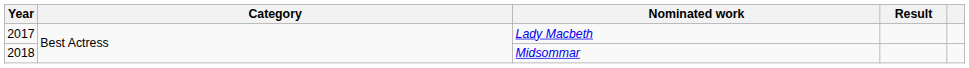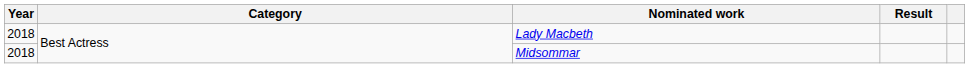(21, 33) 2017 -> (21, 33) 2018
